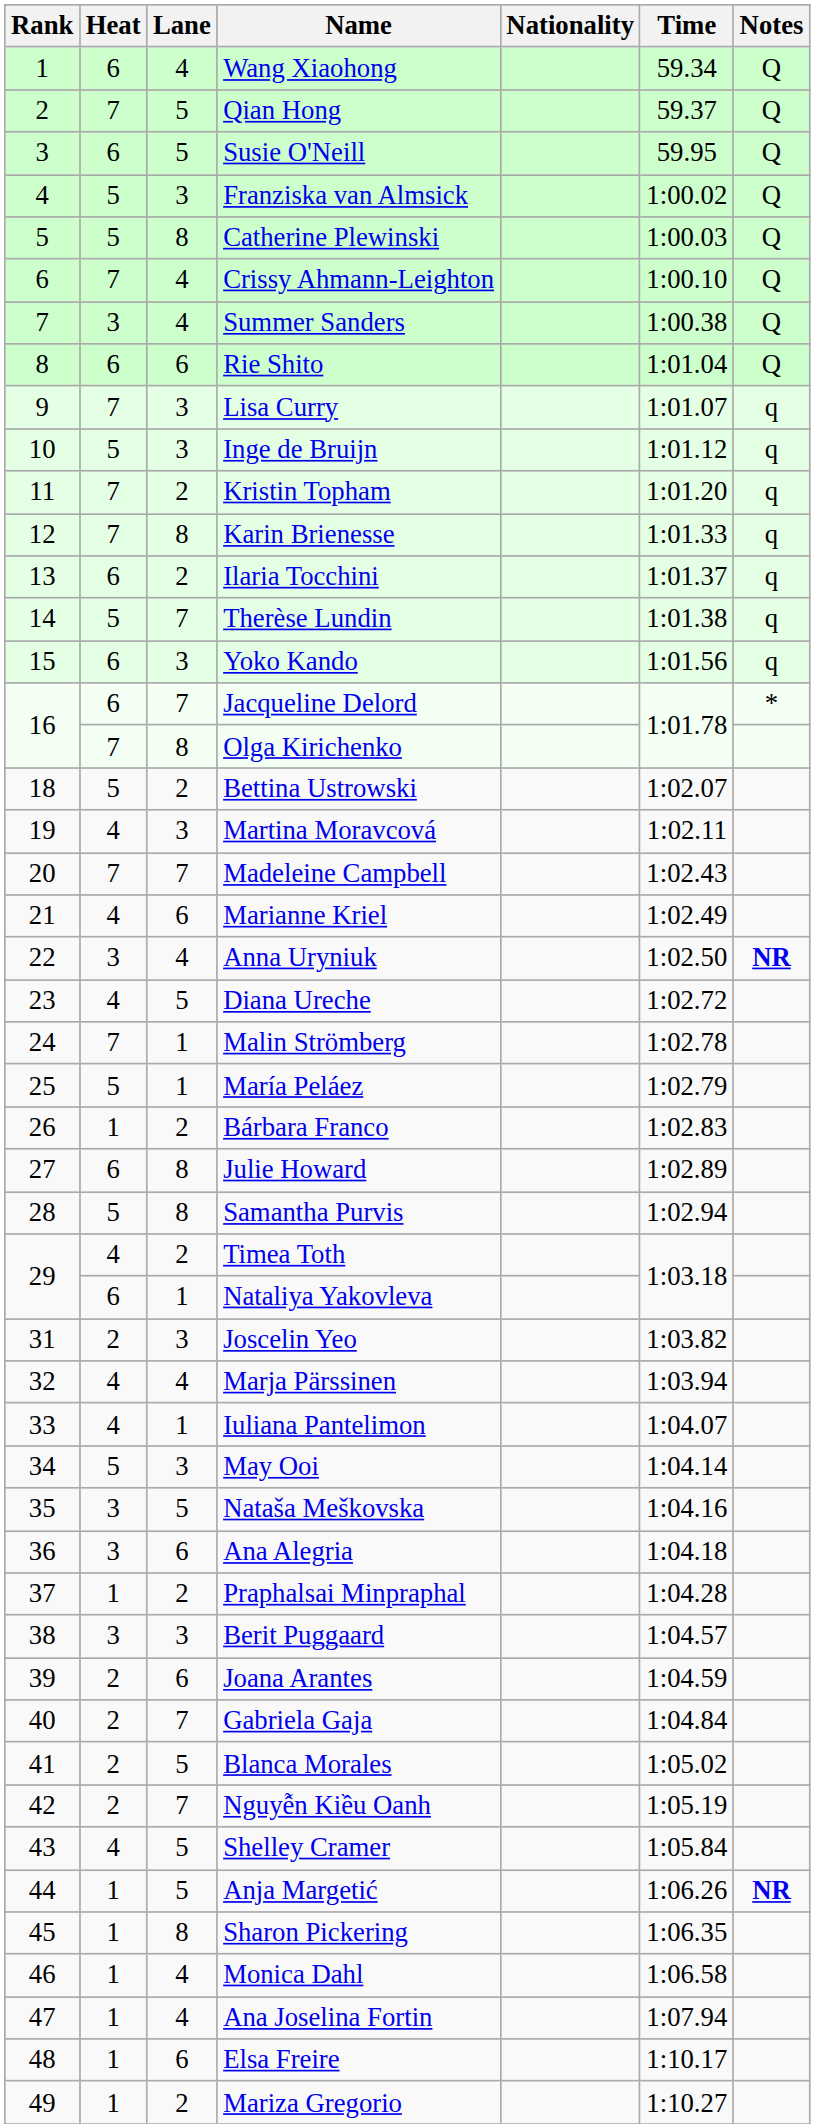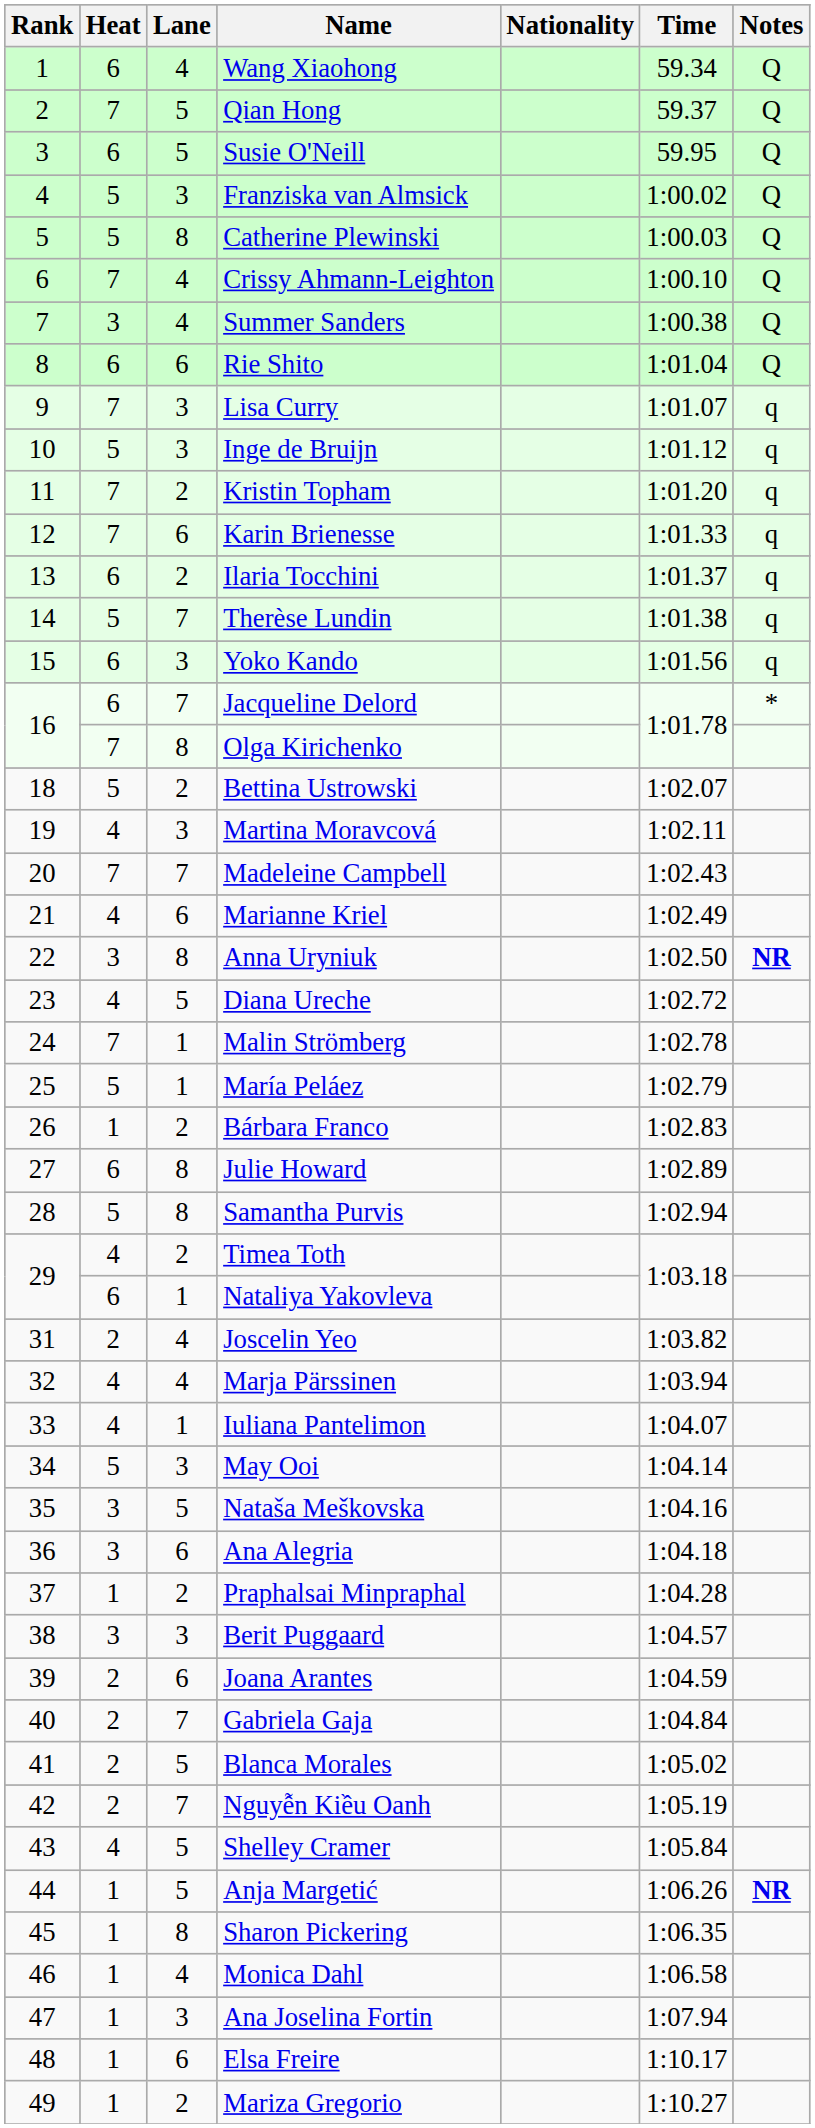(182, 534) 8 -> (182, 534) 6
(182, 957) 4 -> (182, 957) 8
(182, 1339) 3 -> (182, 1339) 4
(182, 2017) 4 -> (182, 2017) 3
